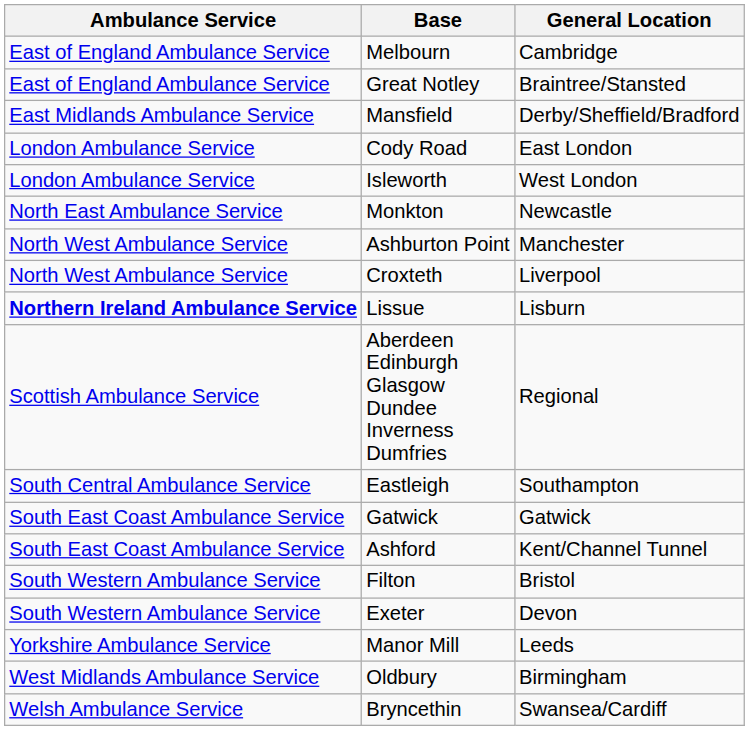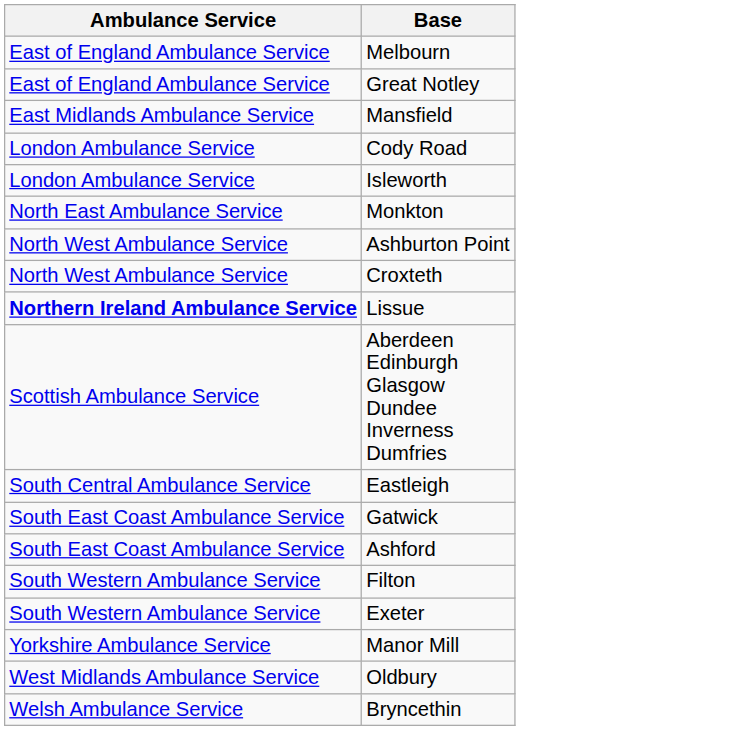- column: (629, 20)
